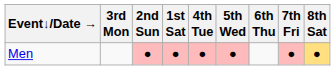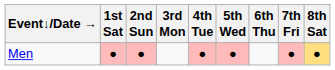columns swapped: (176, 23) <-> (116, 23)
